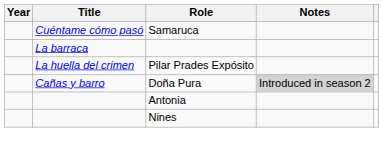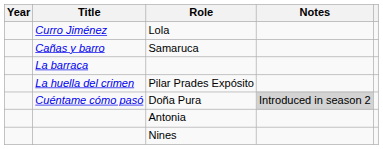+ row: (159, 30)
(89, 30) Cuéntame cómo pasó -> (70, 48) Cañas y barro
(70, 83) Cañas y barro -> (89, 100) Cuéntame cómo pasó
